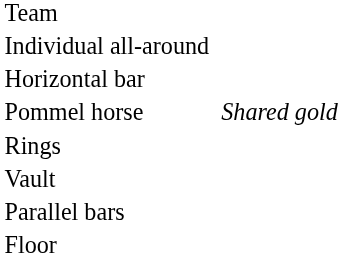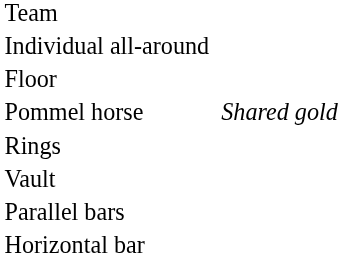rows swapped: (31, 245) <-> (75, 79)
